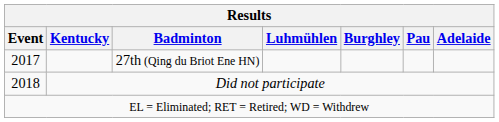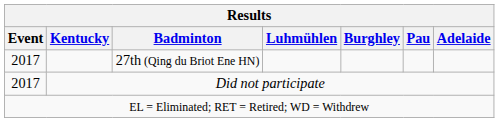(26, 83) 2018 -> (26, 83) 2017
